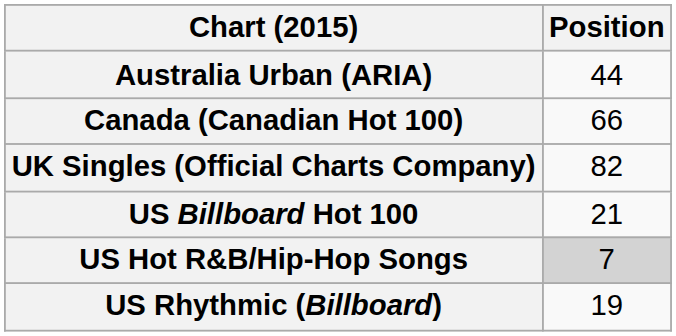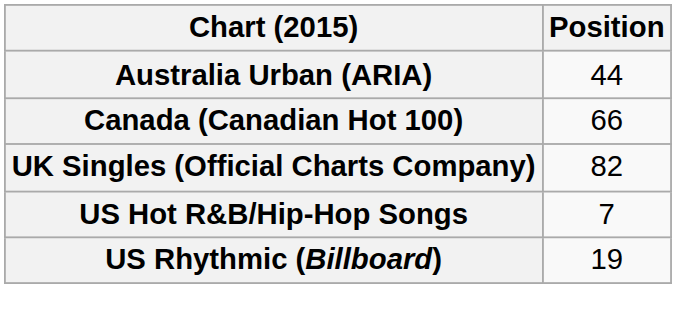- row: (274, 213)
(607, 259) lightgrey background -> (607, 213) no background
